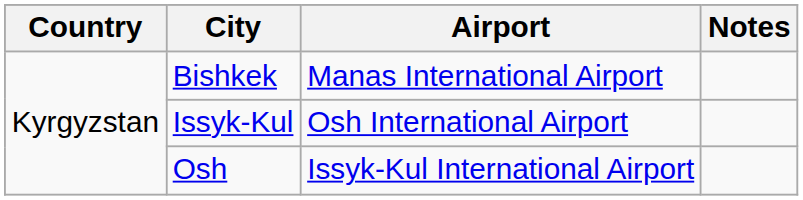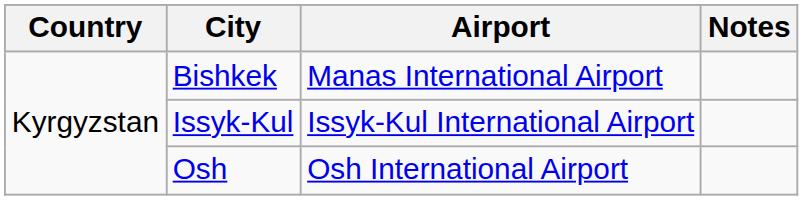(468, 122) Osh International Airport -> (501, 122) Issyk-Kul International Airport
(501, 169) Issyk-Kul International Airport -> (468, 169) Osh International Airport
